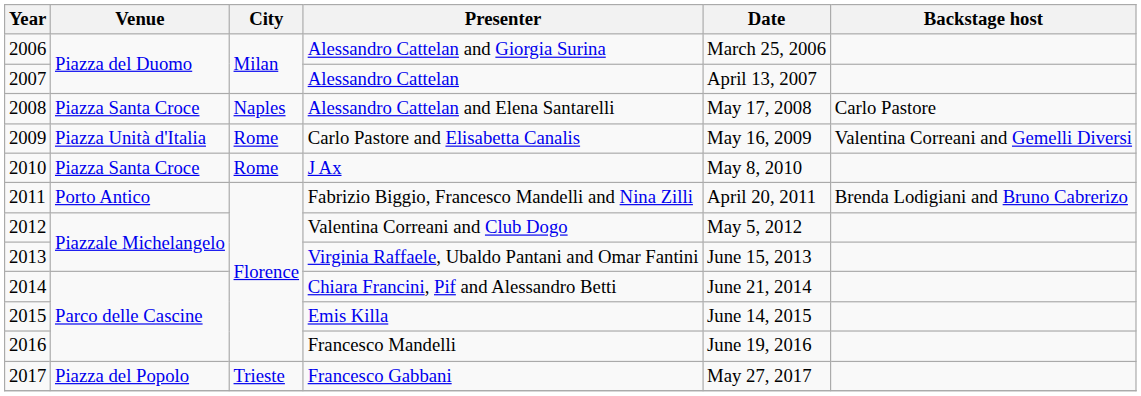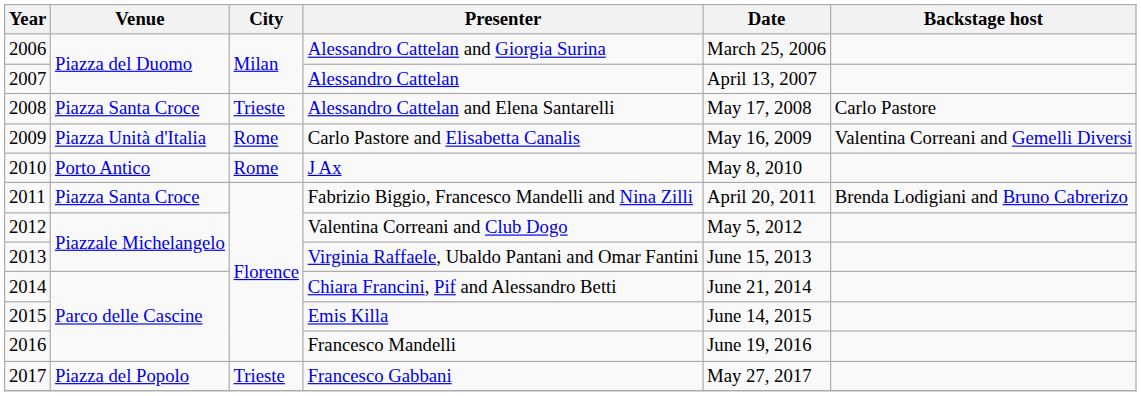(260, 108) Naples -> (259, 108) Trieste
(127, 167) Piazza Santa Croce -> (103, 167) Porto Antico
(103, 197) Porto Antico -> (127, 197) Piazza Santa Croce
